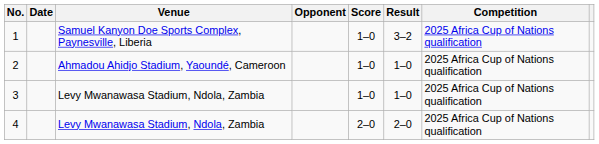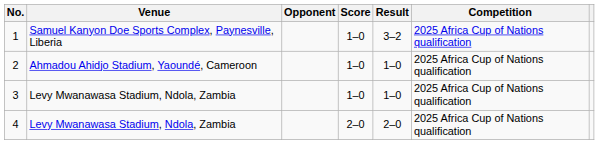- column: (41, 13)
